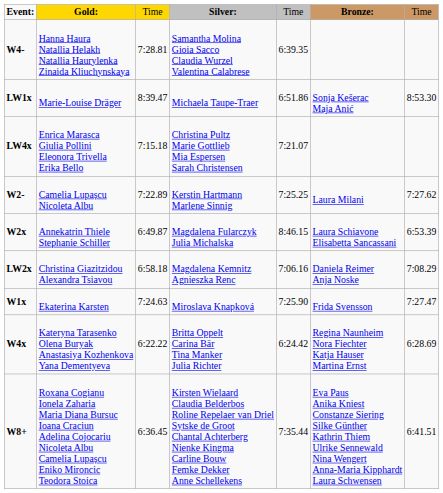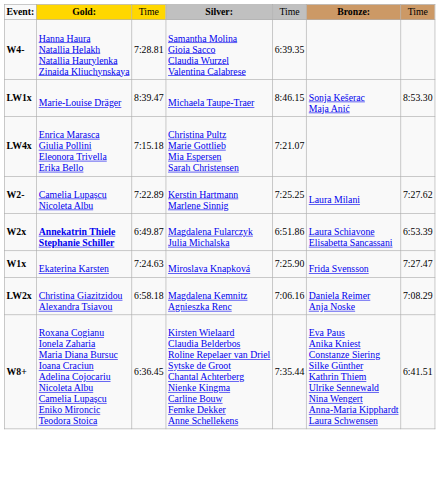(293, 98) 6:51.86 -> (290, 98) 8:46.15
(74, 237) normal -> (77, 237) bold
(293, 232) 8:46.15 -> (290, 232) 6:51.86
rows swapped: (16, 301) <-> (19, 269)
- row: (16, 344)
